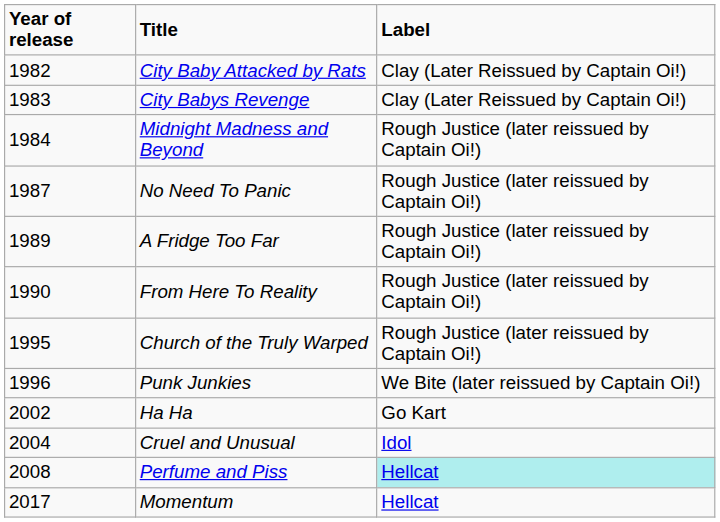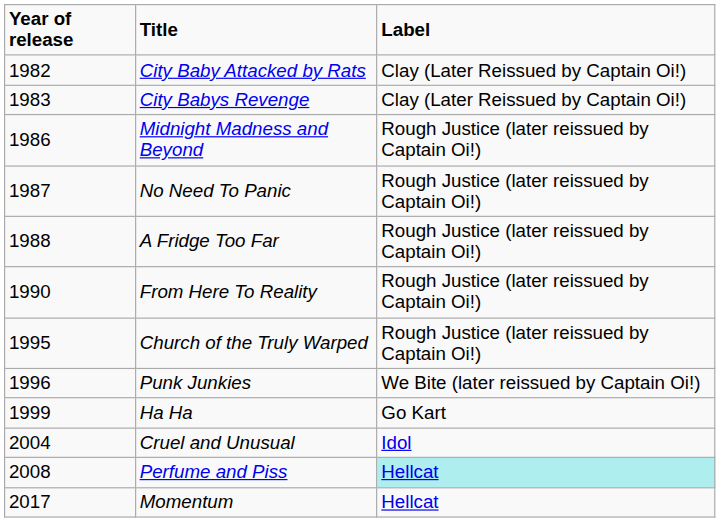(30, 140) 1984 -> (30, 140) 1986
(30, 241) 1989 -> (30, 241) 1988
(30, 412) 2002 -> (30, 412) 1999
